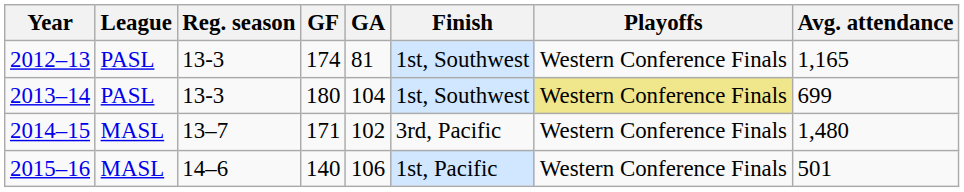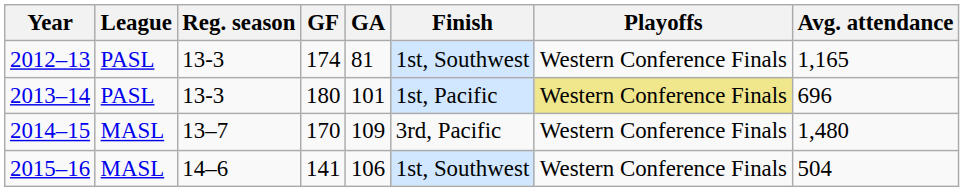(368, 95) 104 -> (368, 95) 101
(462, 95) 1st, Southwest -> (447, 95) 1st, Pacific
(815, 95) 699 -> (815, 95) 696
(323, 131) 171 -> (323, 131) 170
(368, 131) 102 -> (368, 131) 109
(323, 167) 140 -> (323, 167) 141
(447, 167) 1st, Pacific -> (462, 167) 1st, Southwest
(815, 167) 501 -> (815, 167) 504
